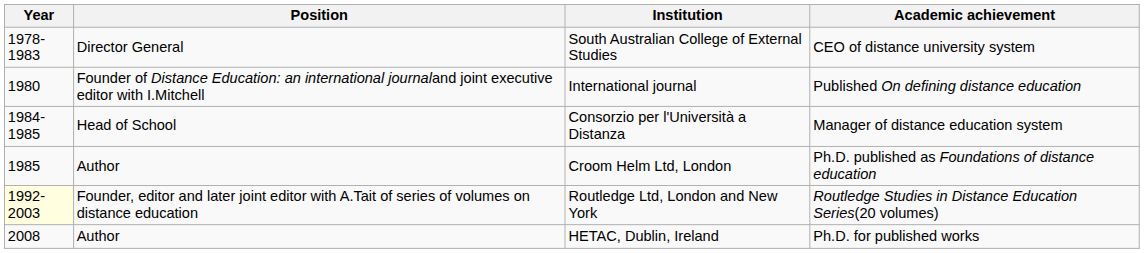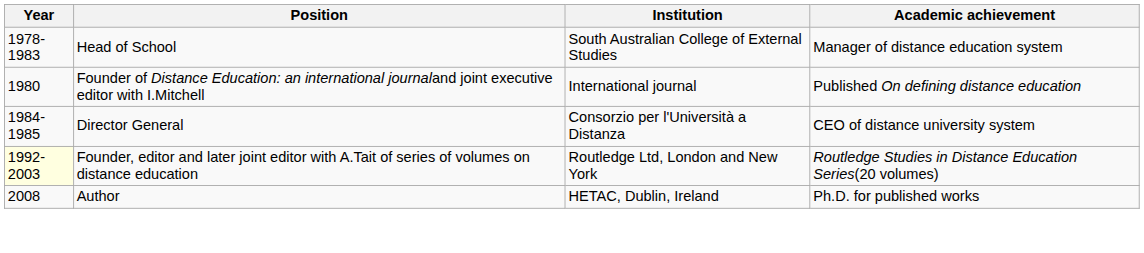(130, 47) Director General -> (126, 47) Head of School
(924, 47) CEO of distance university system -> (938, 47) Manager of distance education system
(126, 126) Head of School -> (130, 126) Director General
(938, 126) Manager of distance education system -> (924, 126) CEO of distance university system
- row: (650, 165)
